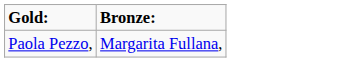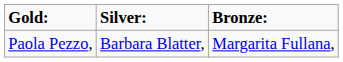+ column: (123, 17)
